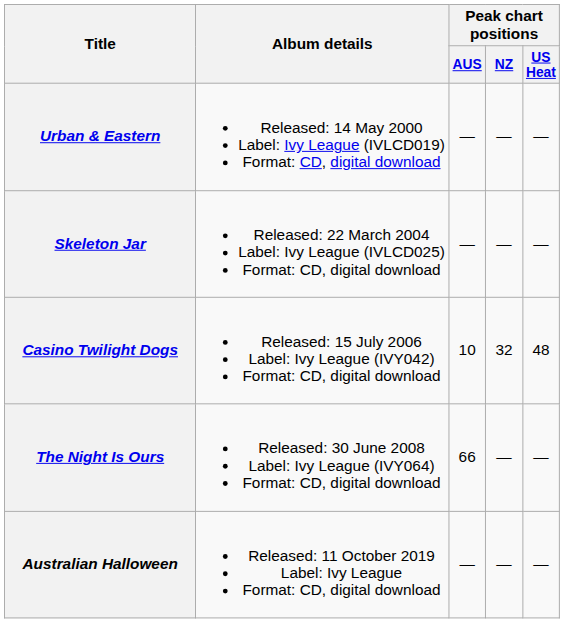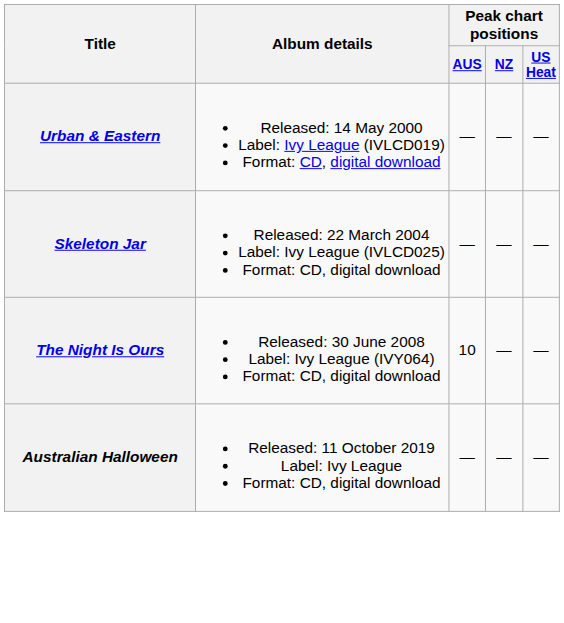- row: (100, 350)
(467, 457) 66 -> (467, 350) 10
